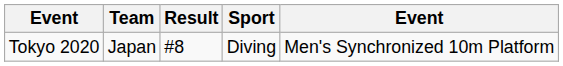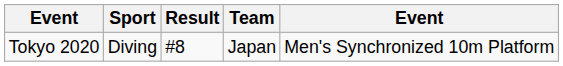columns swapped: (132, 18) <-> (251, 18)
